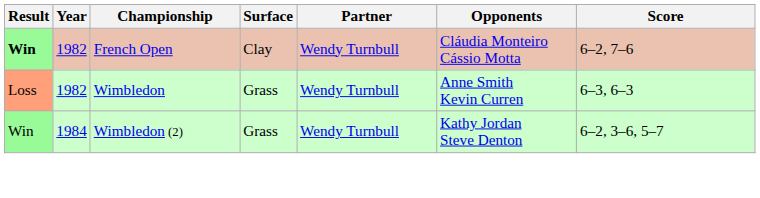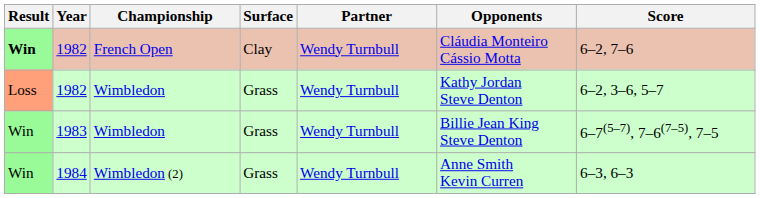(482, 90) Anne Smith Kevin Curren -> (481, 90) Kathy Jordan Steve Denton
(607, 90) 6–3, 6–3 -> (622, 90) 6–2, 3–6, 5–7
+ row: (72, 131)
(481, 131) Kathy Jordan Steve Denton -> (482, 172) Anne Smith Kevin Curren
(622, 131) 6–2, 3–6, 5–7 -> (607, 172) 6–3, 6–3
